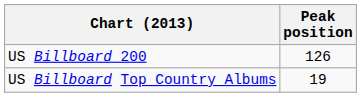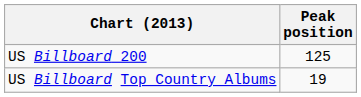(318, 56) 126 -> (318, 56) 125
